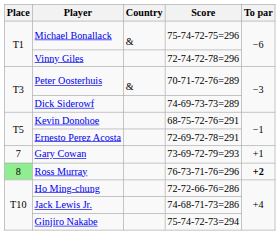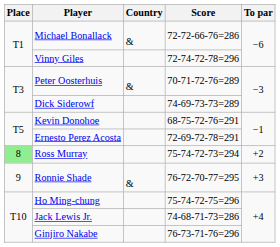(203, 35) 75-74-72-75=296 -> (203, 35) 72-72-66-76=286
- row: (60, 154)
(203, 171) 76-73-71-76=296 -> (203, 154) 75-74-72-73=294
(258, 171) bold -> (258, 154) normal
+ row: (63, 177)
(203, 188) 72-72-66-76=286 -> (203, 200) 75-74-72-75=296
(203, 221) 75-74-72-73=294 -> (203, 233) 76-73-71-76=296
